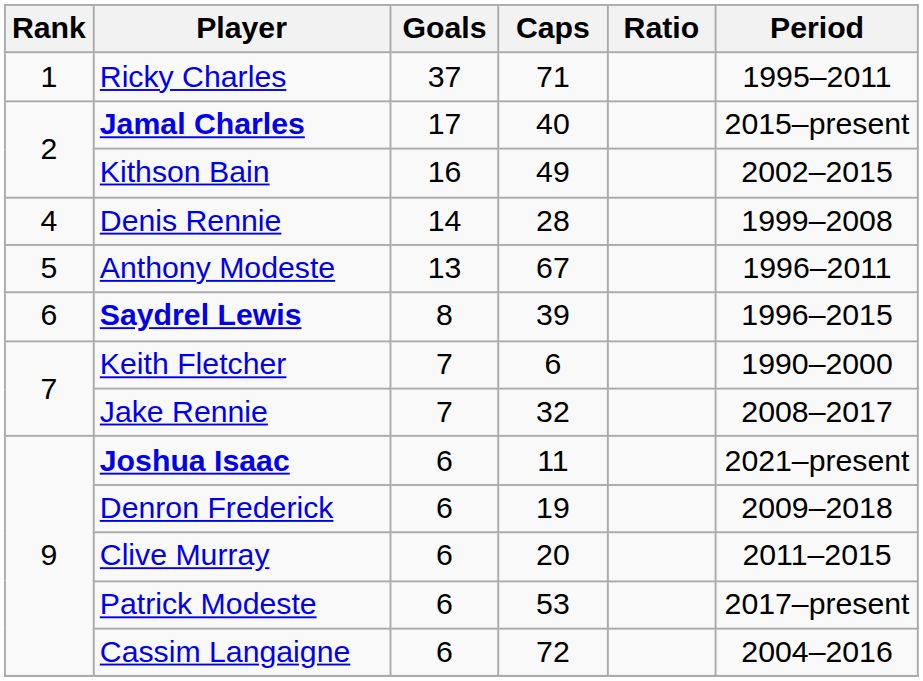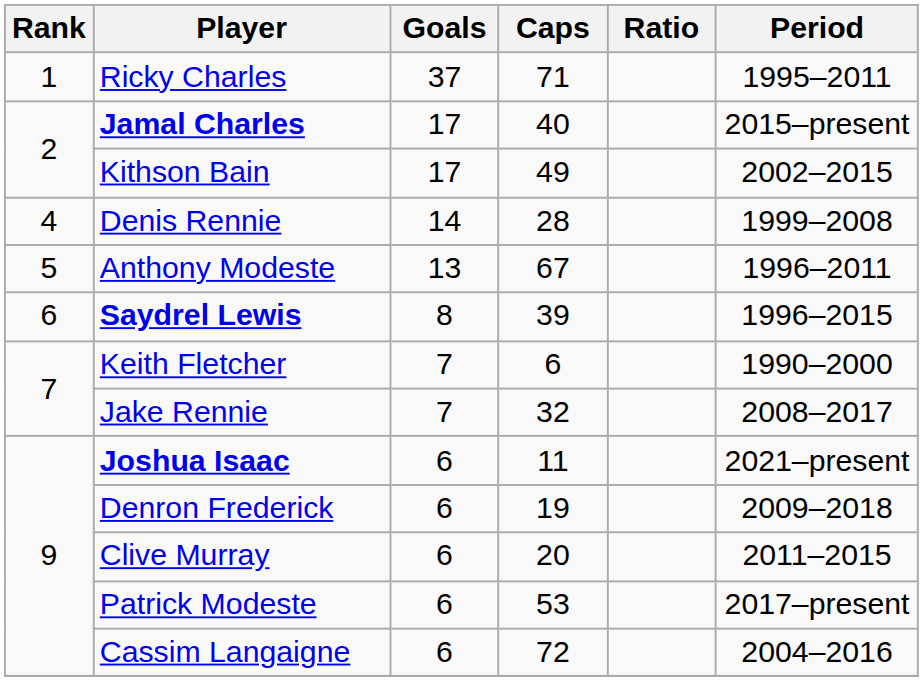(444, 172) 16 -> (444, 172) 17
